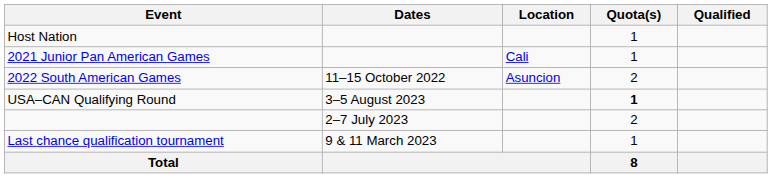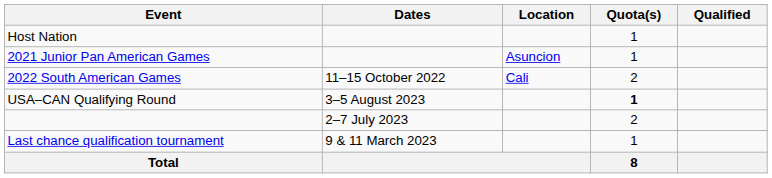(517, 57) Cali -> (533, 57) Asuncion
(533, 78) Asuncion -> (517, 78) Cali
